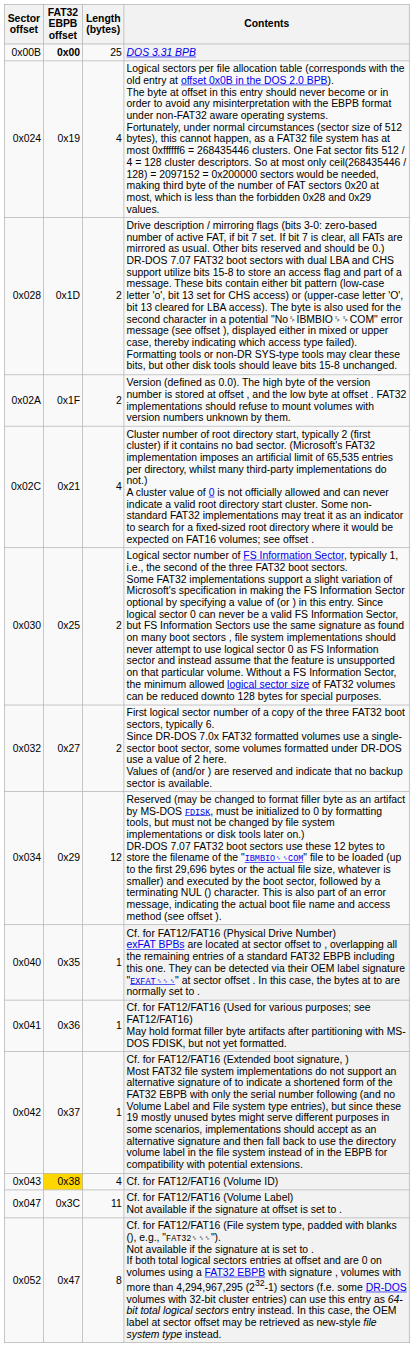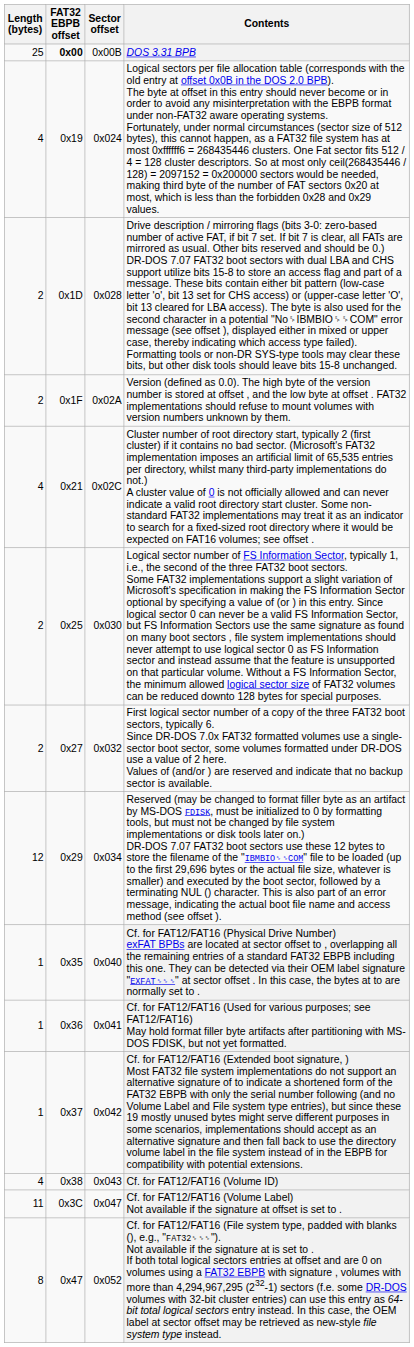columns swapped: (24, 24) <-> (103, 24)
(69, 1181) gold background -> (71, 1181) no background
